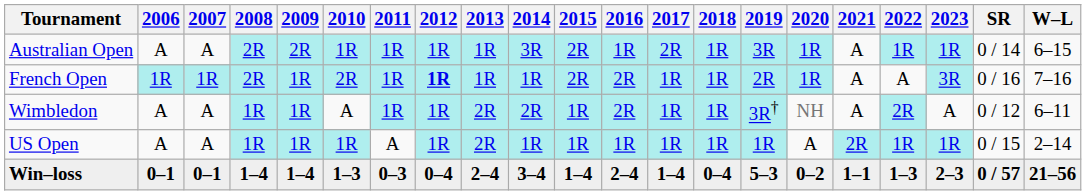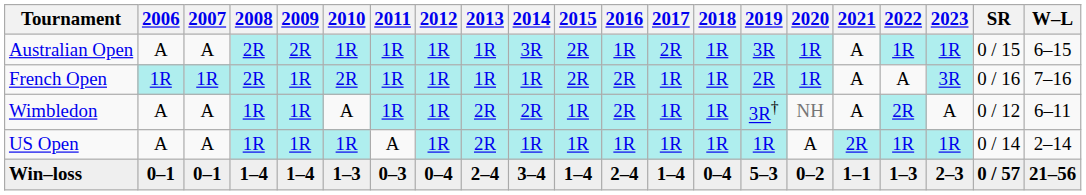(999, 49) 0 / 14 -> (999, 49) 0 / 15
(439, 79) bold -> (439, 79) normal
(999, 144) 0 / 15 -> (999, 144) 0 / 14
